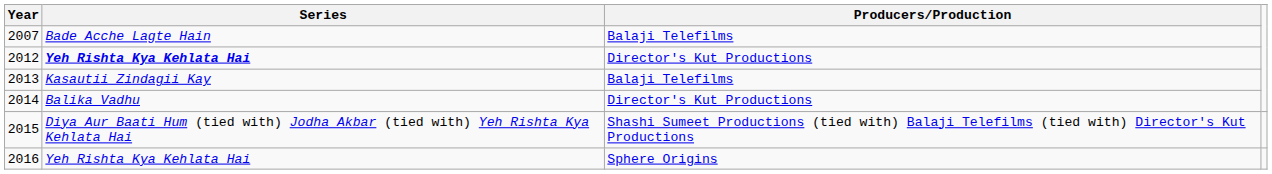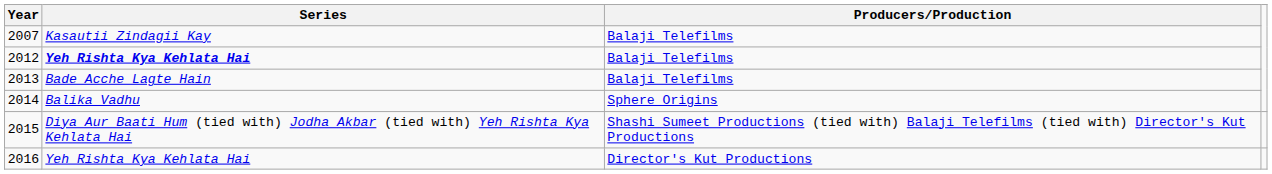(128, 37) Bade Acche Lagte Hain -> (128, 37) Kasautii Zindagii Kay
(710, 58) Director's Kut Productions -> (670, 58) Balaji Telefilms
(128, 79) Kasautii Zindagii Kay -> (128, 79) Bade Acche Lagte Hain
(710, 101) Director's Kut Productions -> (663, 101) Sphere Origins
(663, 159) Sphere Origins -> (710, 159) Director's Kut Productions
